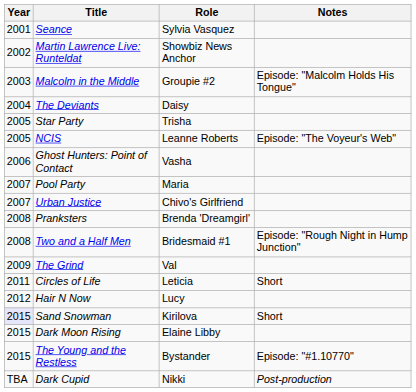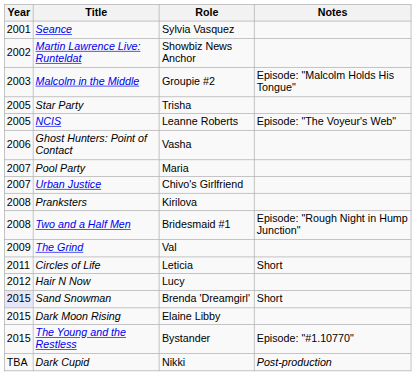- row: (67, 105)
(206, 219) Brenda 'Dreamgirl' -> (179, 202) Kirilova
(179, 316) Kirilova -> (206, 299) Brenda 'Dreamgirl'
